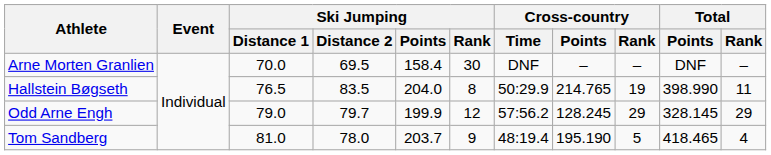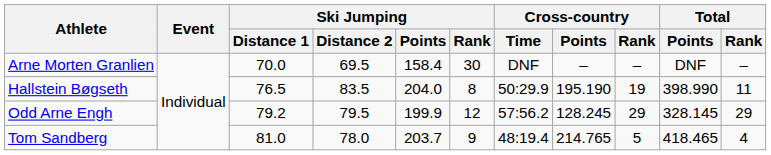(584, 89) 214.765 -> (584, 89) 195.190
(271, 113) 79.0 -> (271, 113) 79.2
(354, 113) 79.7 -> (354, 113) 79.5
(584, 138) 195.190 -> (584, 138) 214.765
